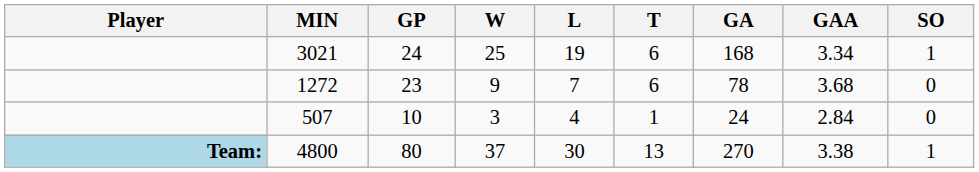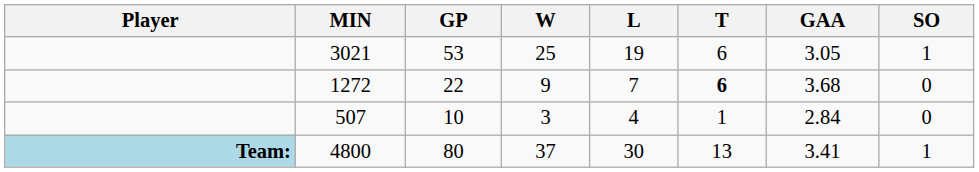- column: (738, 20)
(411, 53) 24 -> (453, 53) 53
(836, 53) 3.34 -> (822, 53) 3.05
(411, 85) 23 -> (453, 85) 22
(654, 85) normal -> (722, 85) bold
(836, 150) 3.38 -> (822, 150) 3.41
